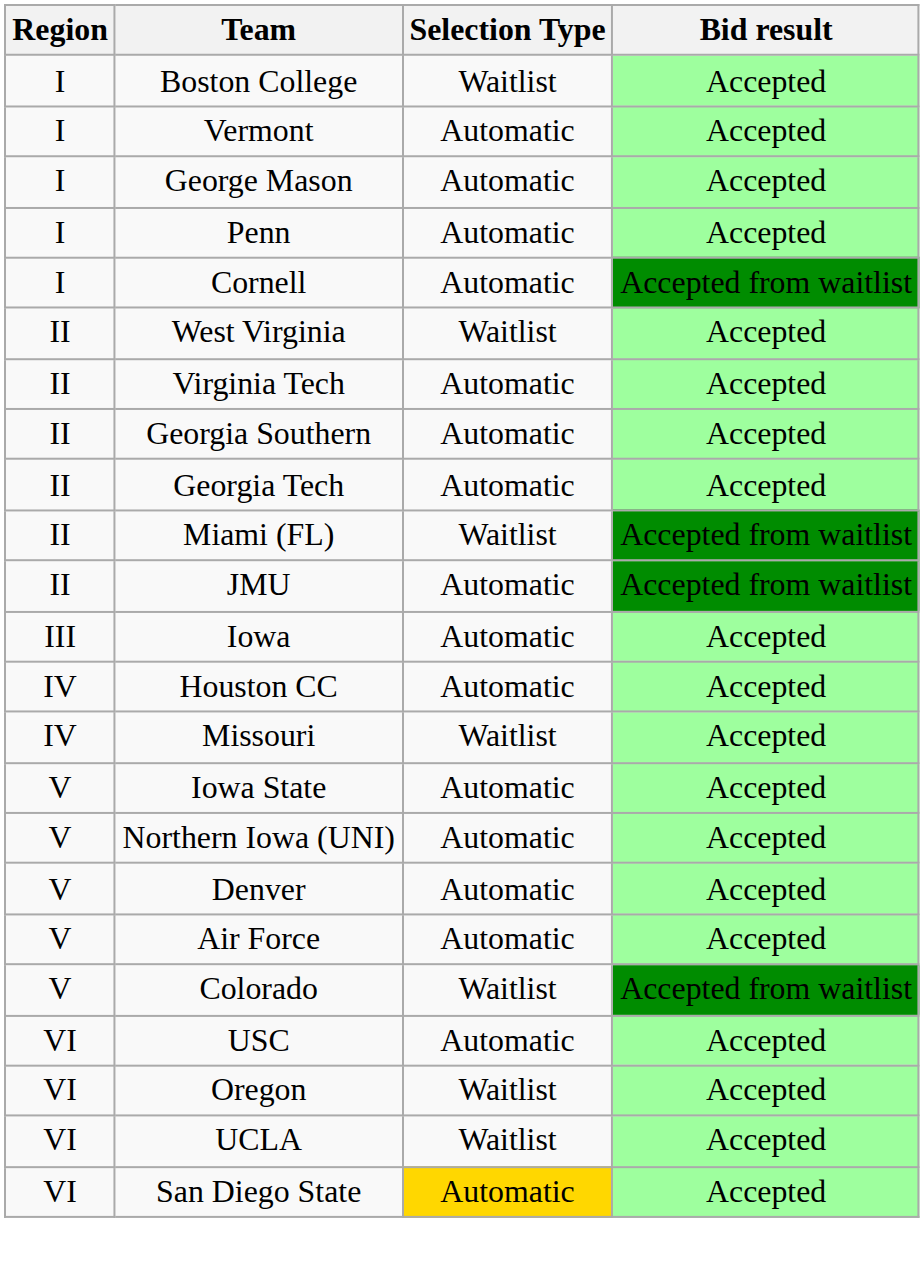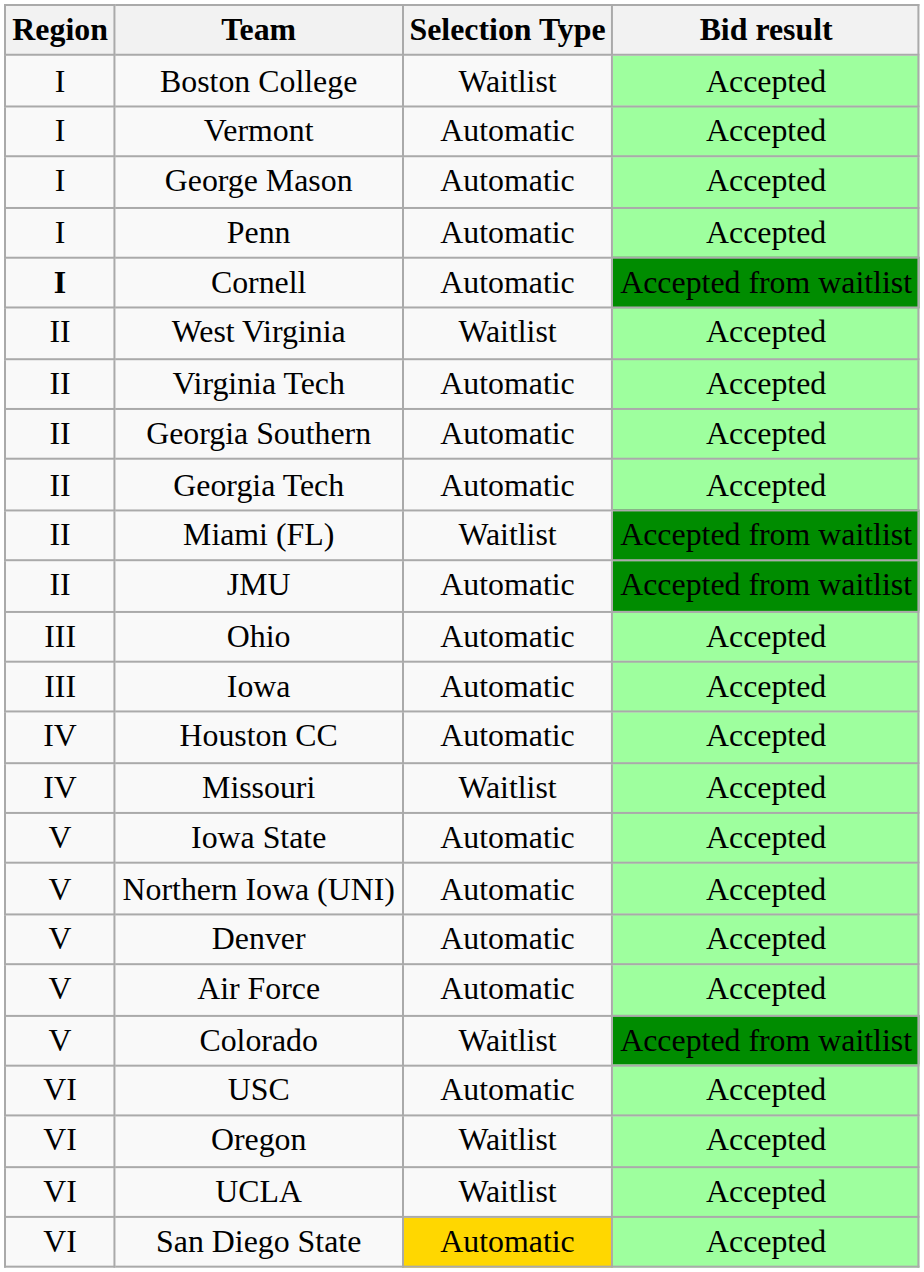(60, 282) normal -> (60, 282) bold
+ row: (259, 635)
